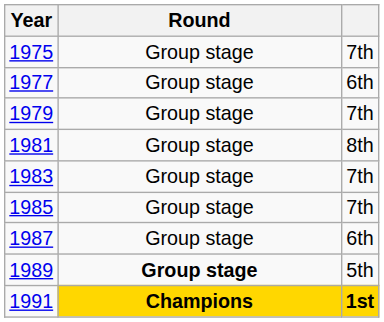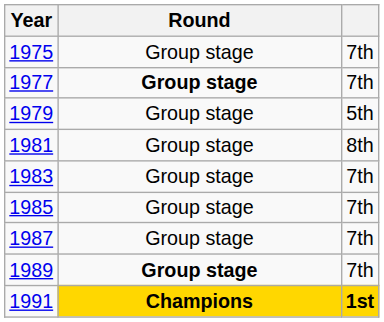(199, 83) normal -> (199, 83) bold
(360, 83) 6th -> (360, 83) 7th
(360, 114) 7th -> (360, 114) 5th
(360, 239) 6th -> (360, 239) 7th
(360, 270) 5th -> (360, 270) 7th
